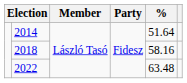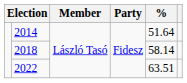(161, 50) 58.16 -> (161, 50) 58.14
(161, 68) 63.48 -> (161, 68) 63.51
